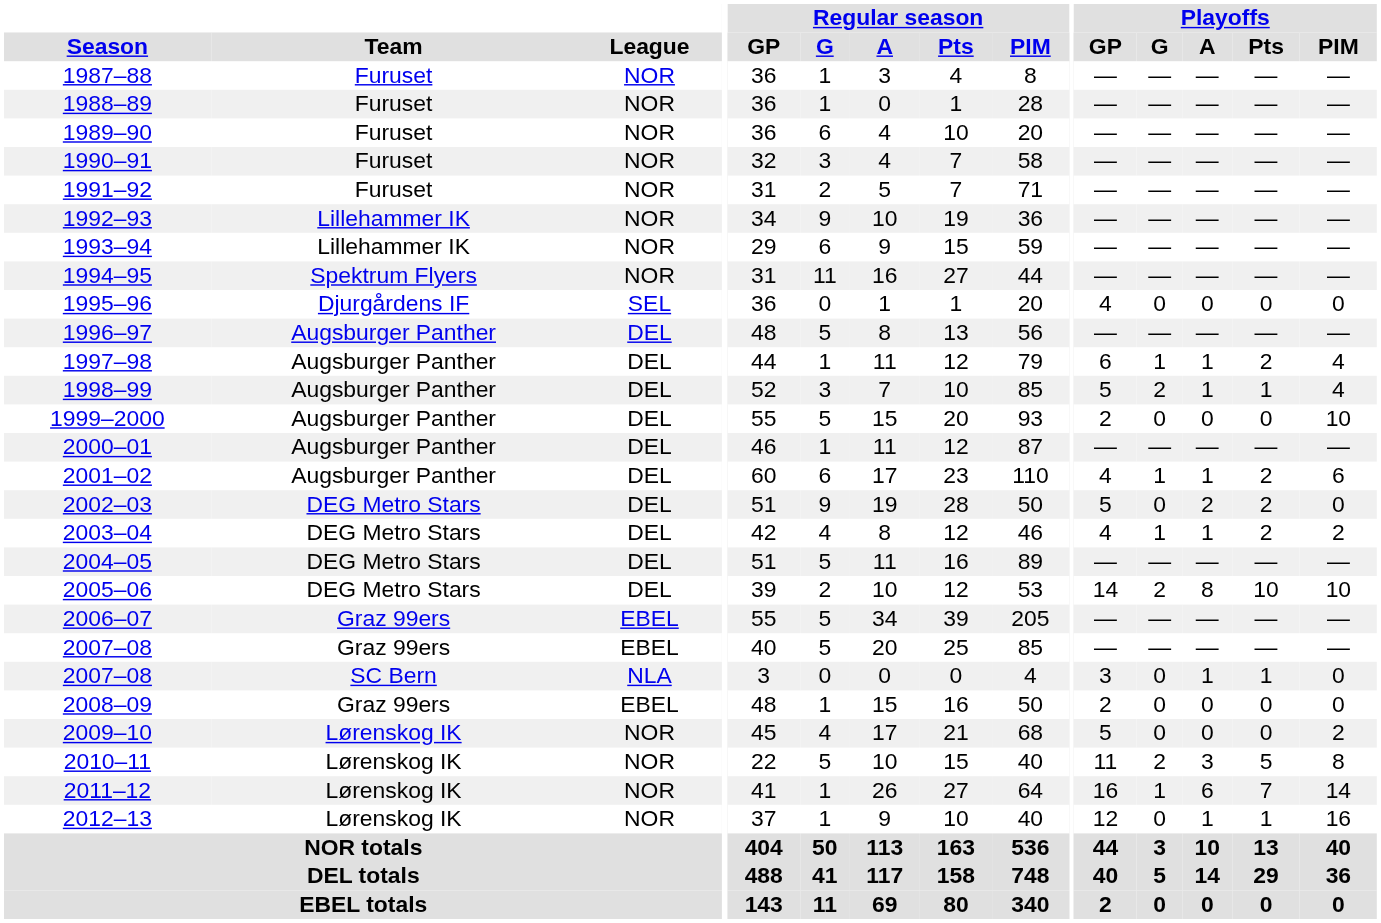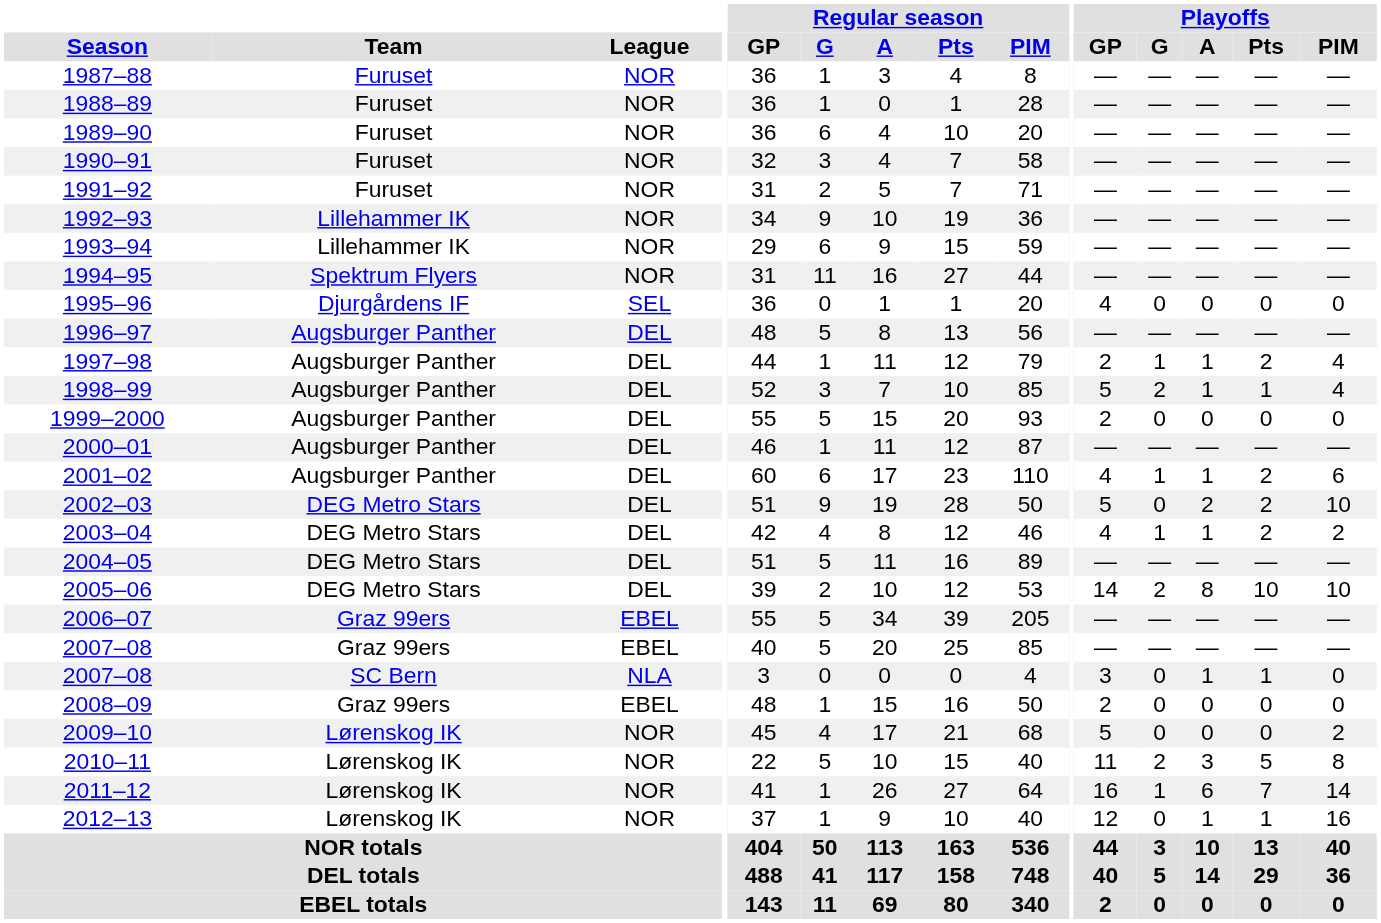(1105, 361) 6 -> (1105, 361) 2
(1338, 418) 10 -> (1338, 418) 0
(1338, 504) 0 -> (1338, 504) 10
